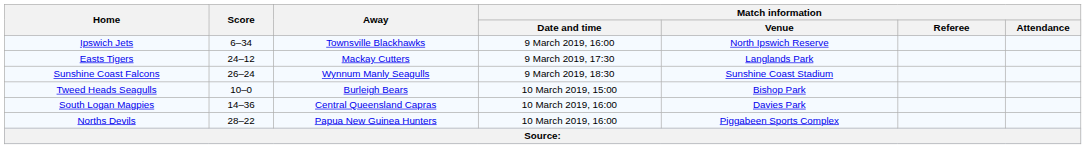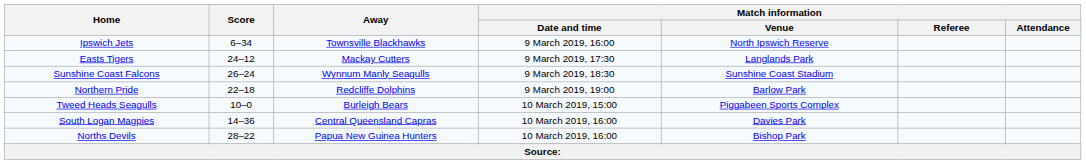+ row: (107, 90)
(779, 90) Bishop Park -> (779, 105) Piggabeen Sports Complex
(779, 121) Piggabeen Sports Complex -> (779, 136) Bishop Park
